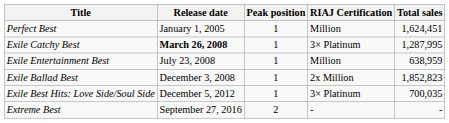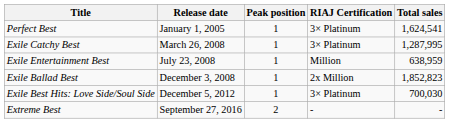(325, 28) Million -> (335, 28) 3× Platinum
(422, 28) 1,624,451 -> (422, 28) 1,624,541
(193, 45) bold -> (192, 45) normal
(426, 93) 700,035 -> (426, 93) 700,030
